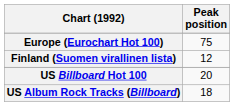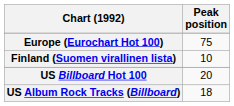(206, 59) 12 -> (206, 59) 10
